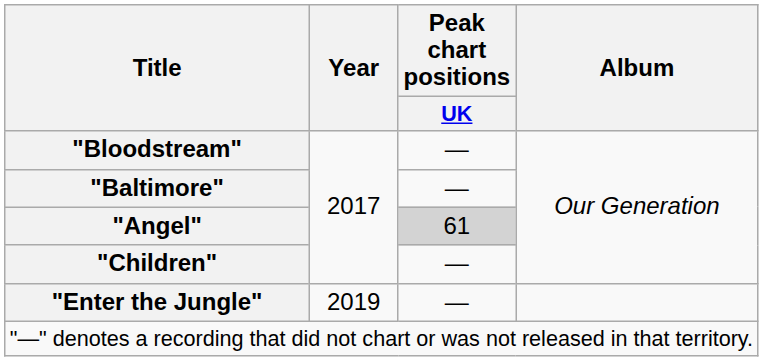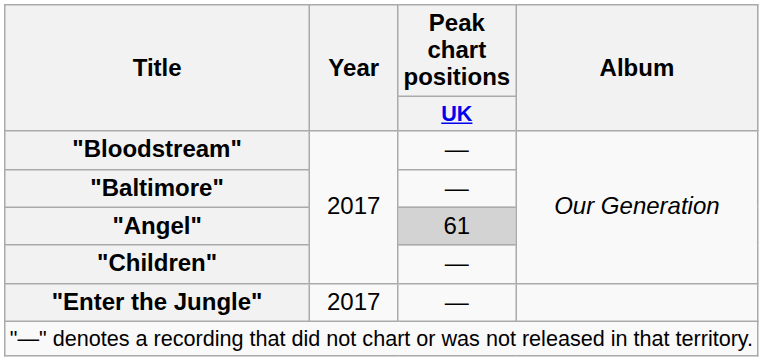(354, 301) 2019 -> (354, 301) 2017
